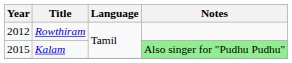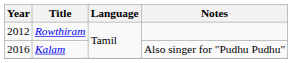(18, 49) 2015 -> (18, 49) 2016
(214, 49) lightgreen background -> (214, 49) no background
